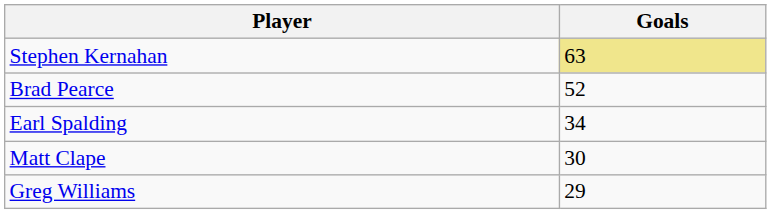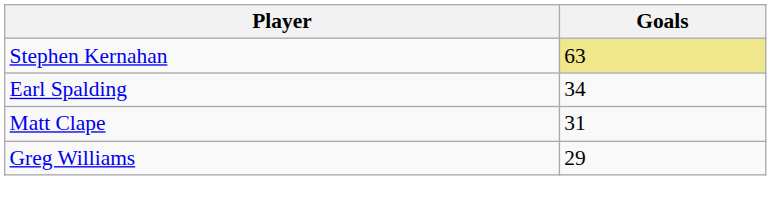- row: (62, 89)
(575, 157) 30 -> (575, 123) 31
